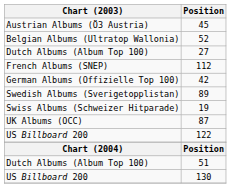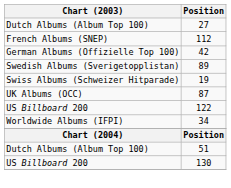- row: (204, 25)
- row: (204, 39)
+ row: (204, 121)
